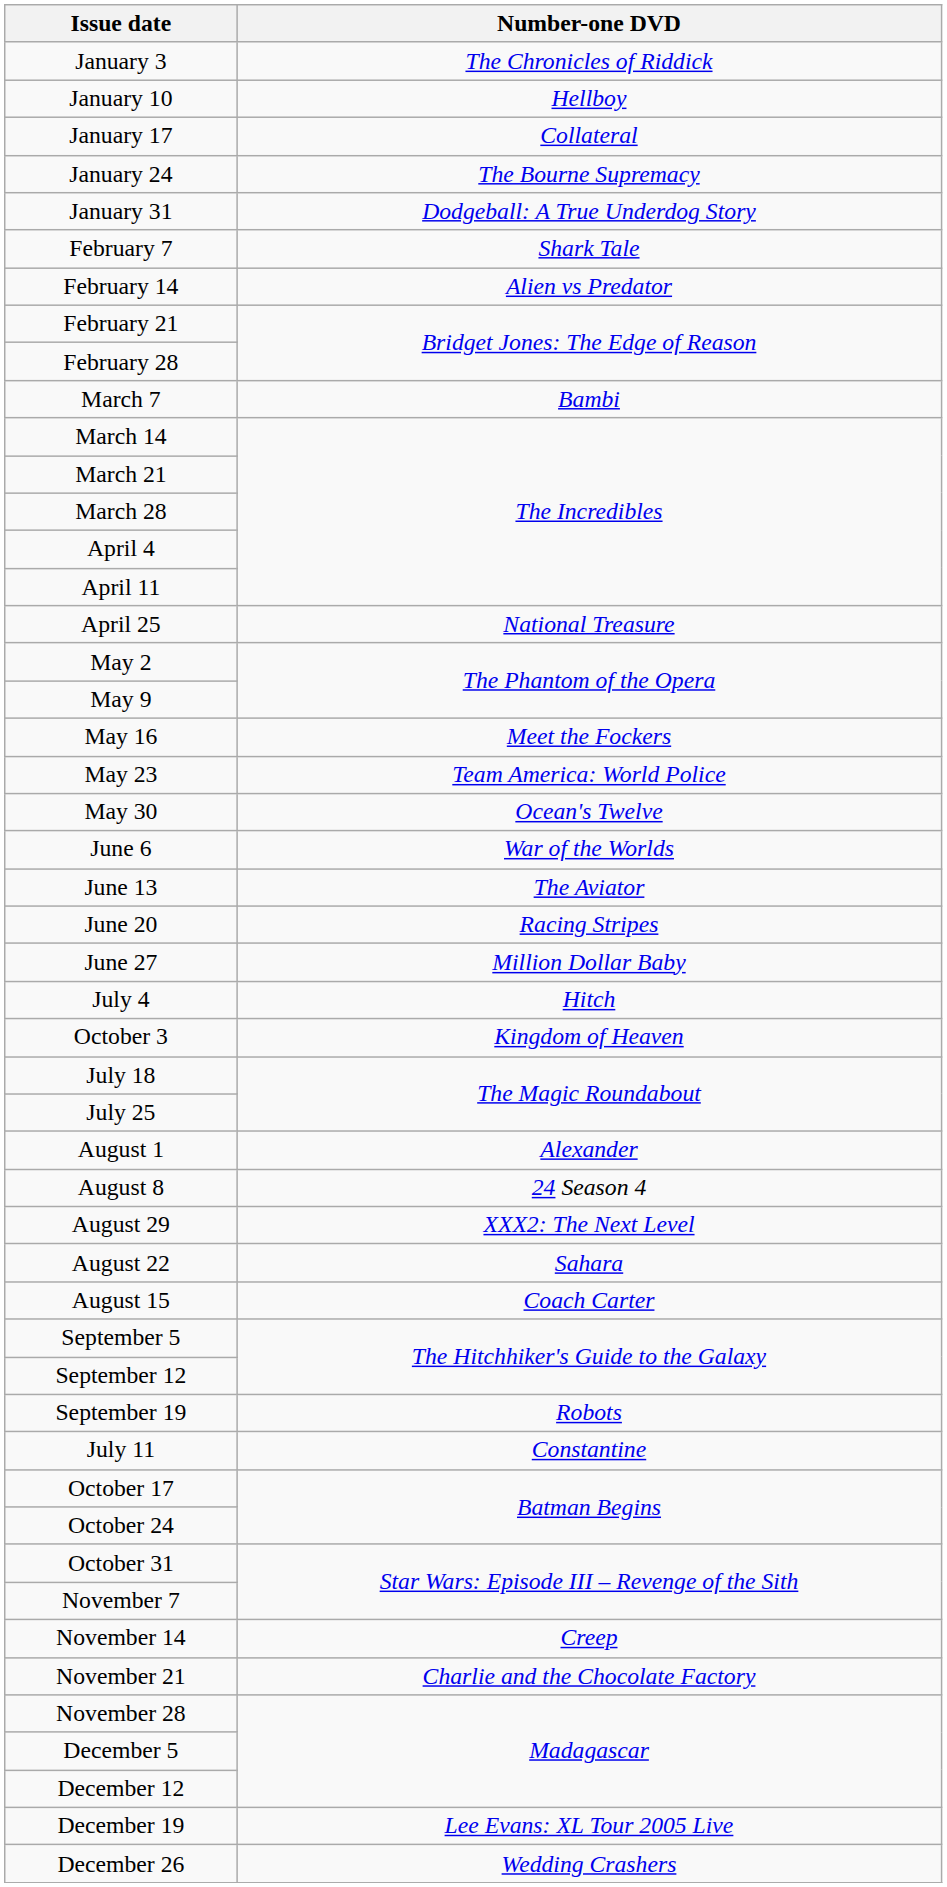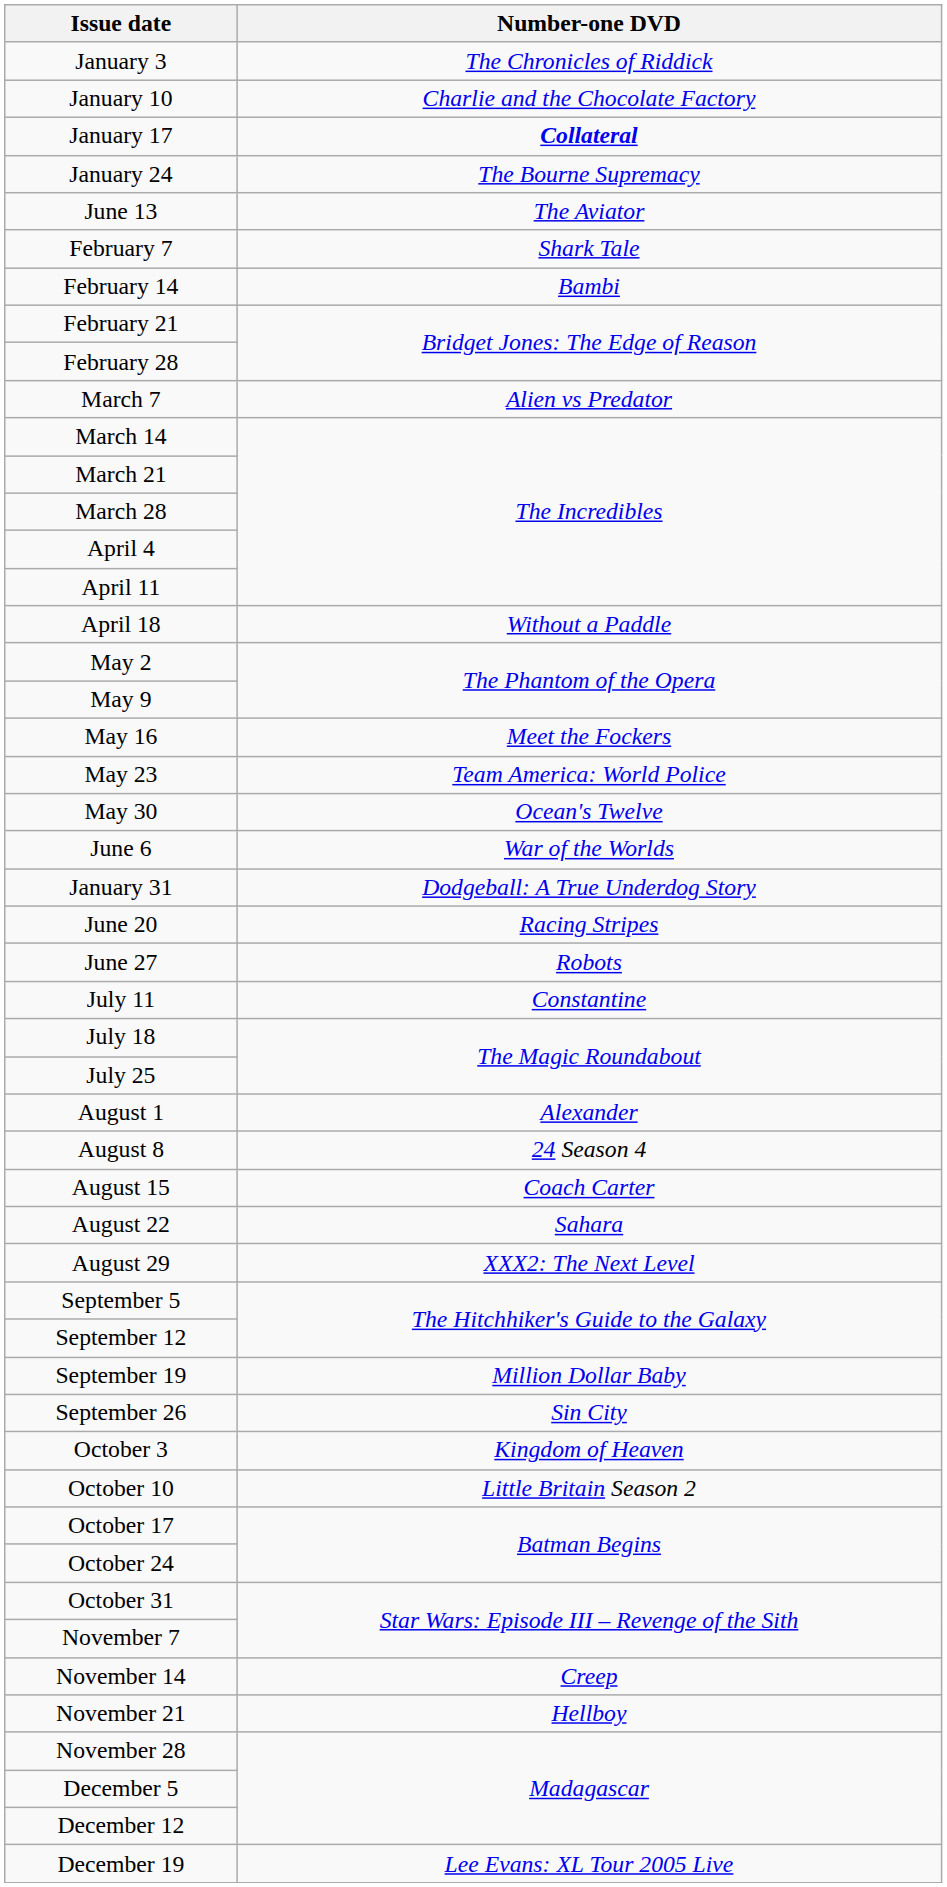(589, 98) Hellboy -> (589, 98) Charlie and the Chocolate Factory
(589, 135) normal -> (589, 135) bold
rows swapped: (121, 211) <-> (121, 887)
(589, 286) Alien vs Predator -> (589, 286) Bambi
(589, 398) Bambi -> (589, 398) Alien vs Predator
+ row: (121, 624)
- row: (121, 624)
(589, 962) Million Dollar Baby -> (589, 962) Robots
- row: (121, 999)
rows swapped: (121, 1450) <-> (121, 1037)
rows swapped: (121, 1300) <-> (121, 1225)
(589, 1412) Robots -> (589, 1375) Million Dollar Baby
+ row: (121, 1412)
+ row: (121, 1487)
(589, 1675) Charlie and the Chocolate Factory -> (589, 1713) Hellboy
- row: (121, 1863)
